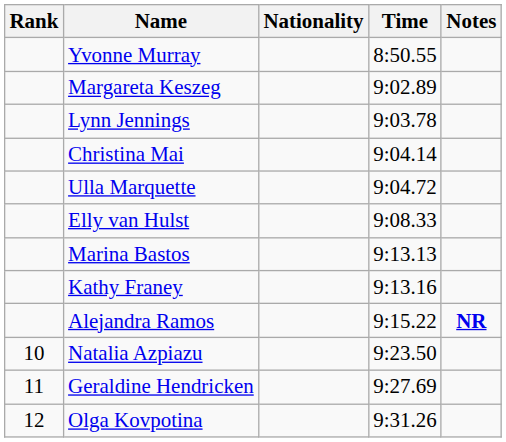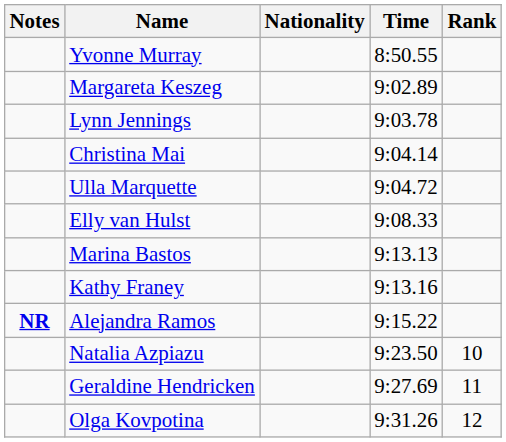columns swapped: (34, 21) <-> (471, 21)
